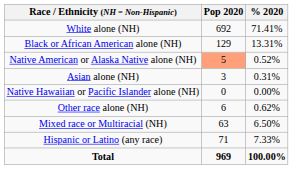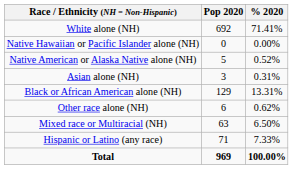rows swapped: (103, 44) <-> (103, 92)
(224, 60) lightsalmon background -> (224, 60) no background
